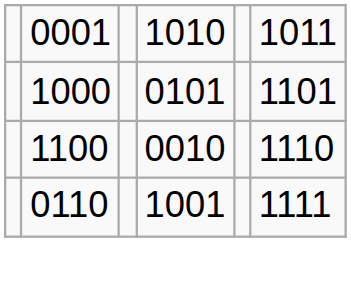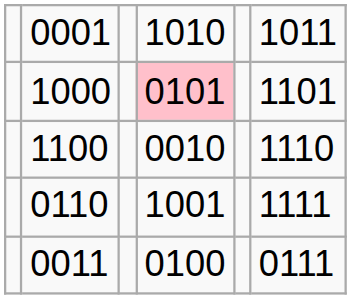(185, 90) no background -> (185, 90) pink background
+ row: (69, 263)
